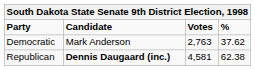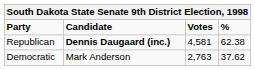rows swapped: (31, 57) <-> (31, 42)
